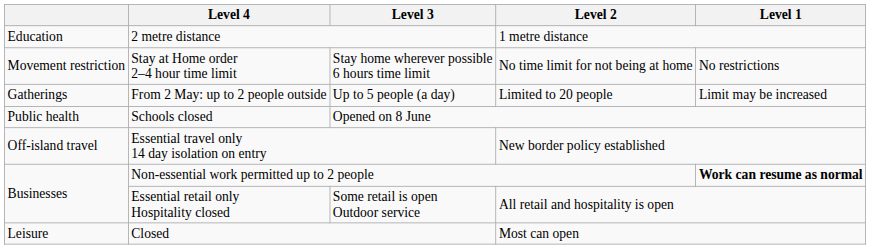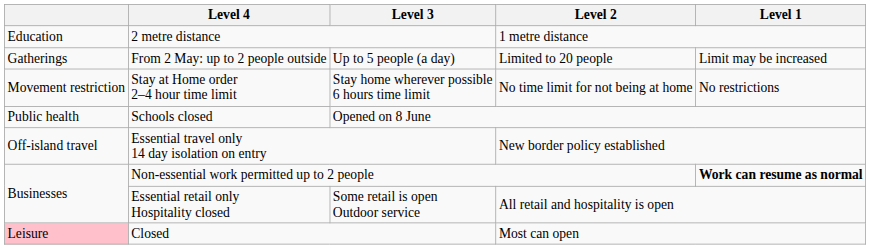rows swapped: (184, 66) <-> (229, 95)
(28, 233) no background -> (28, 233) pink background
